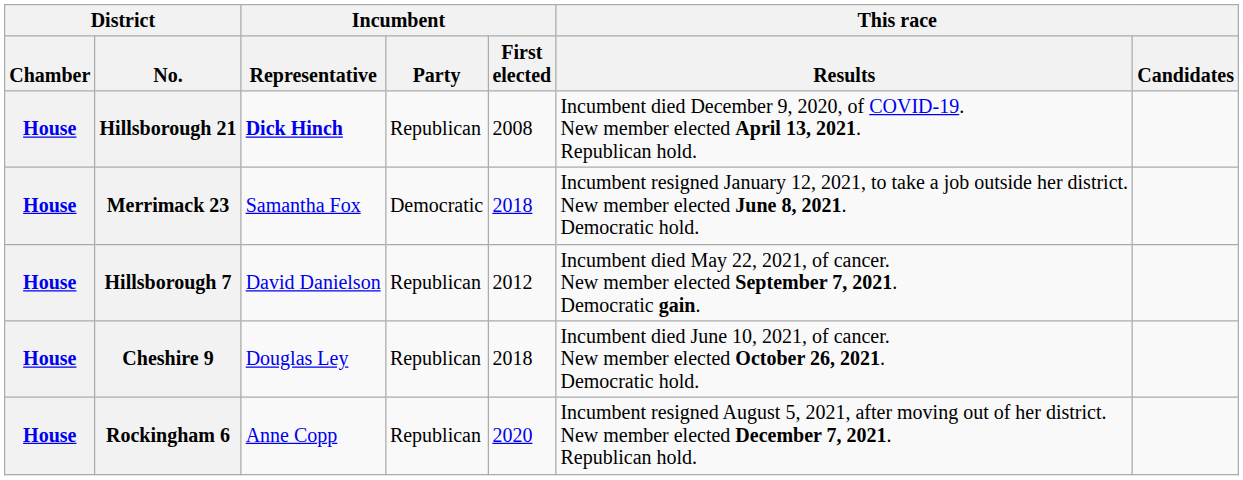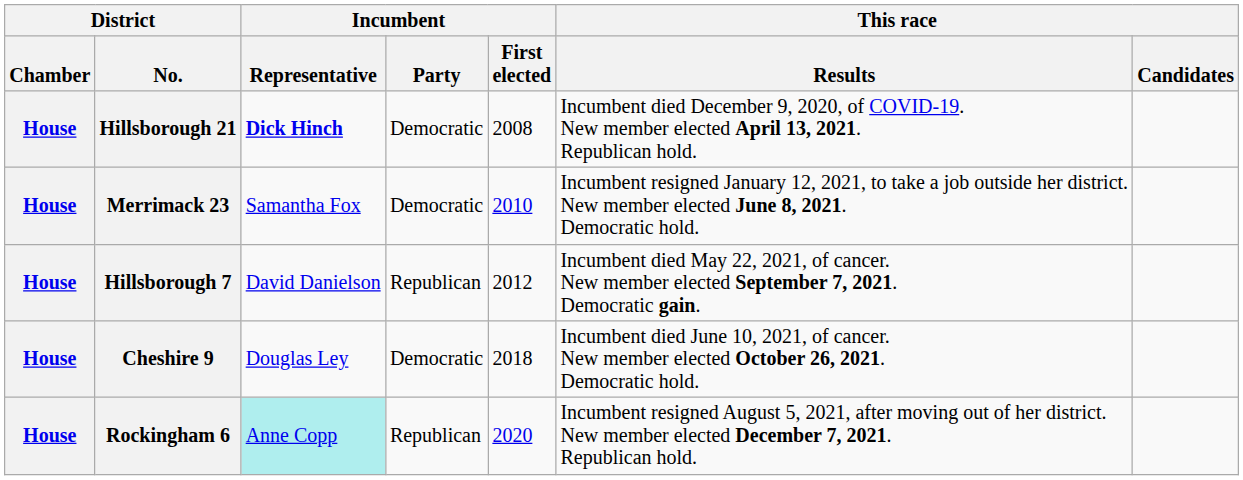(435, 128) Republican -> (437, 128) Democratic
(512, 205) 2018 -> (512, 205) 2010
(435, 358) Republican -> (437, 358) Democratic
(292, 435) no background -> (292, 435) paleturquoise background
